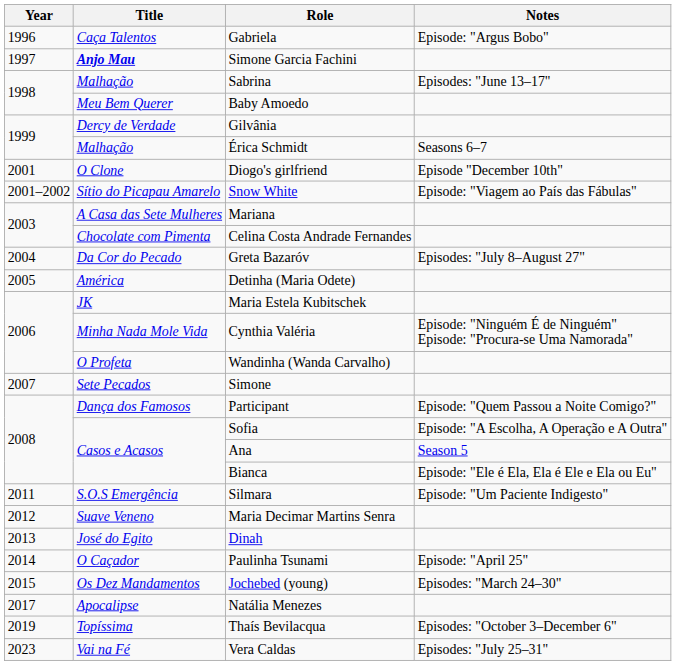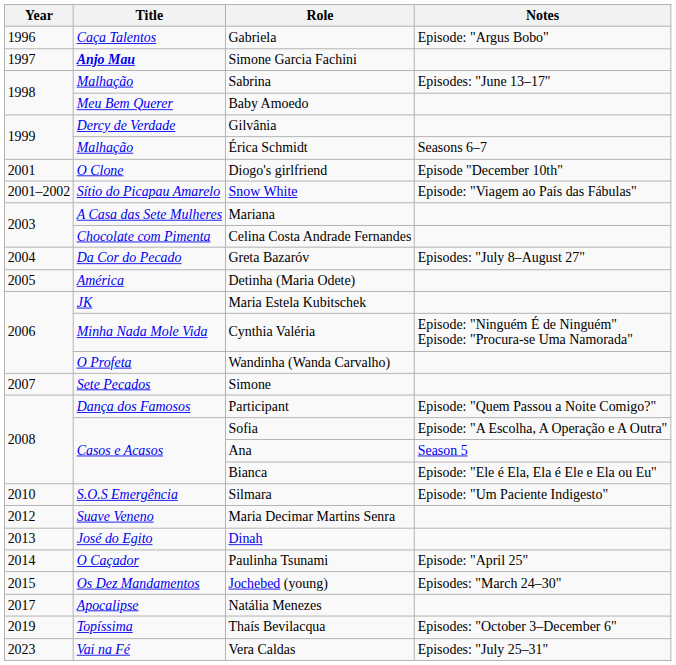(21, 494) 2011 -> (22, 494) 2010
